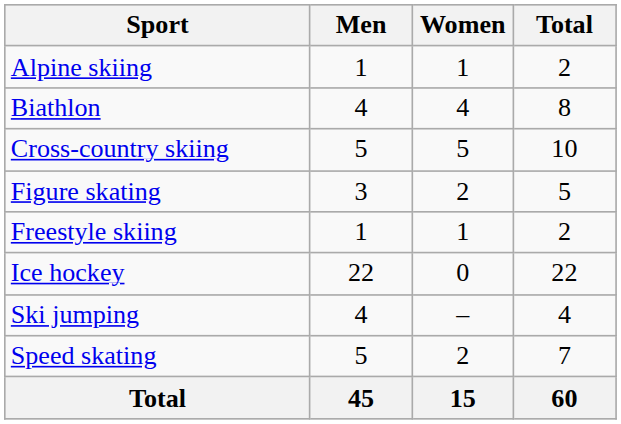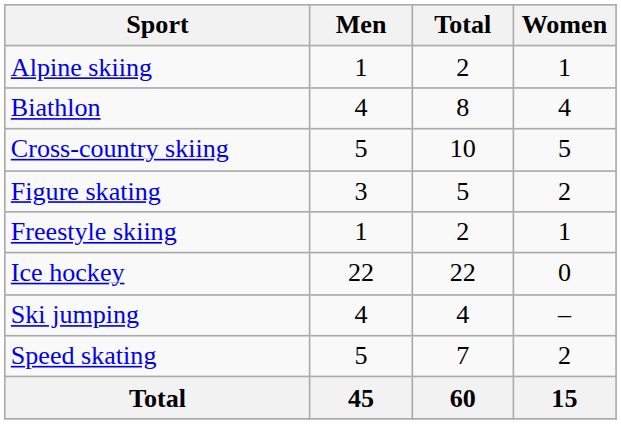columns swapped: (463, 25) <-> (564, 25)
